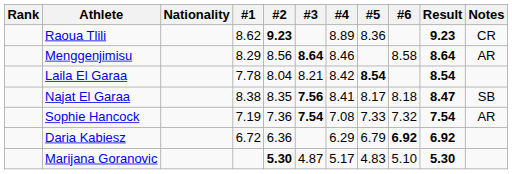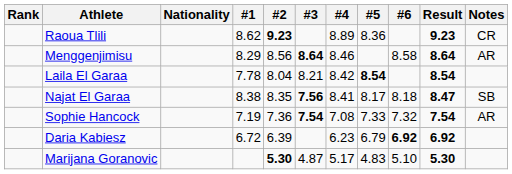(279, 138) 6.36 -> (279, 138) 6.39
(342, 138) 6.29 -> (342, 138) 6.23
